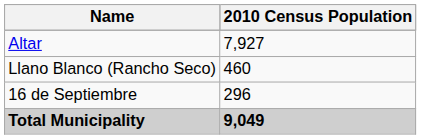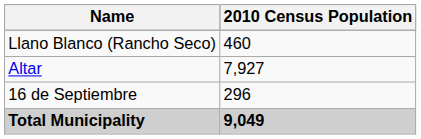rows swapped: (25, 43) <-> (112, 69)
